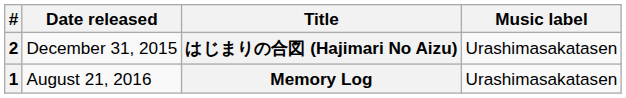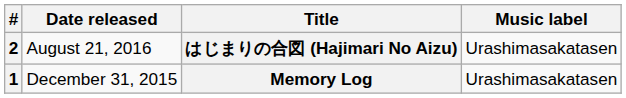(102, 49) December 31, 2015 -> (89, 49) August 21, 2016
(89, 79) August 21, 2016 -> (102, 79) December 31, 2015
